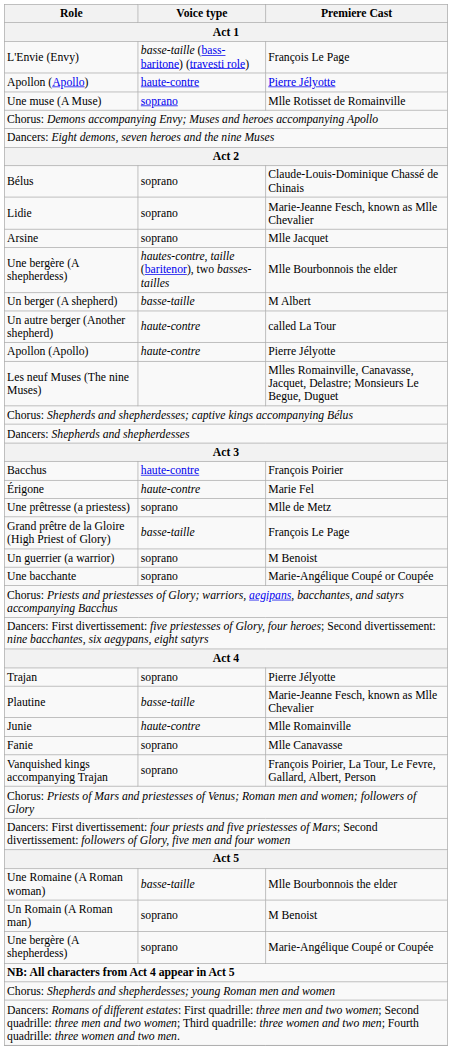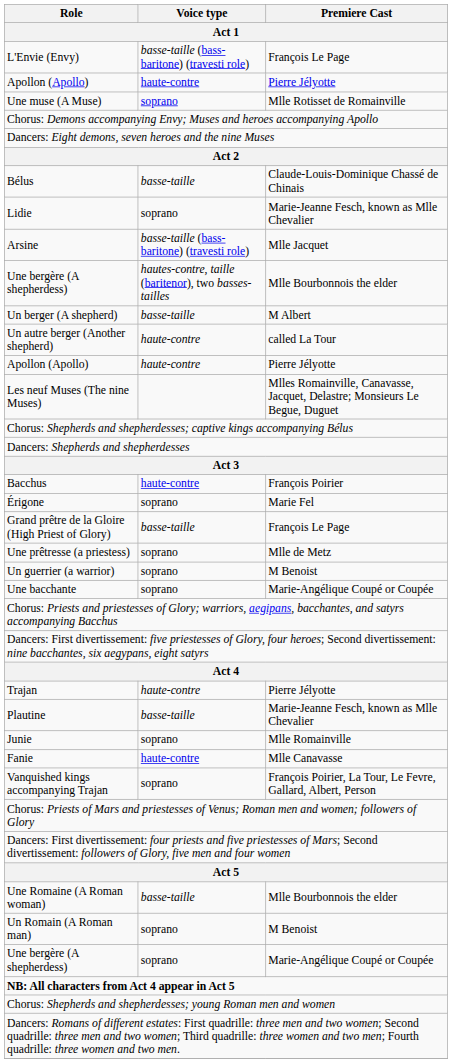(159, 181) soprano -> (168, 181) basse-taille
(159, 238) soprano -> (195, 244) basse-taille (bass-baritone) (travesti role)
(170, 489) haute-contre -> (159, 502) soprano
rows swapped: (66, 532) <-> (69, 507)
(159, 676) soprano -> (170, 690) haute-contre
(170, 727) haute-contre -> (159, 740) soprano
(159, 745) soprano -> (170, 758) haute-contre
